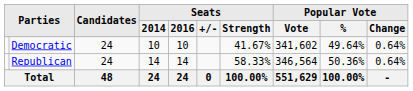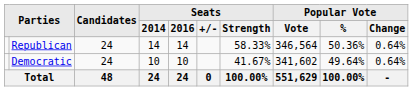rows swapped: (42, 61) <-> (42, 45)
